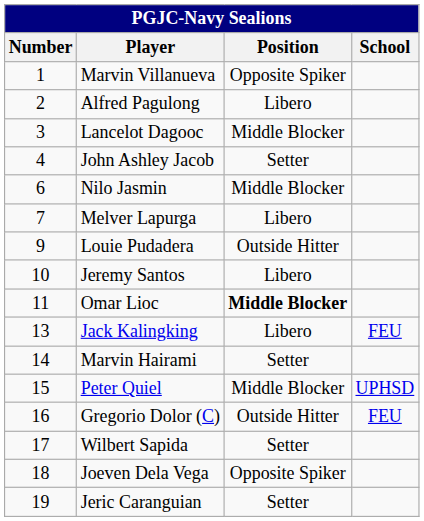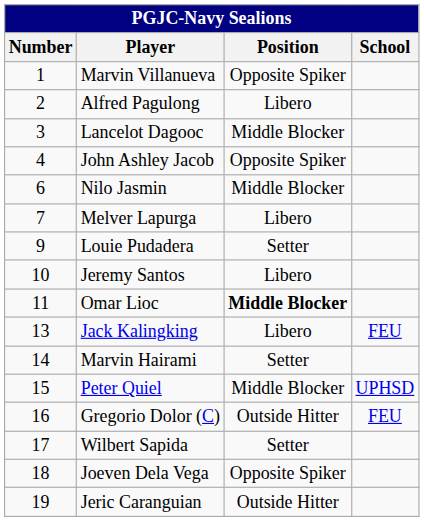(288, 160) Setter -> (288, 160) Opposite Spiker
(288, 246) Outside Hitter -> (288, 246) Setter
(288, 501) Setter -> (288, 501) Outside Hitter
